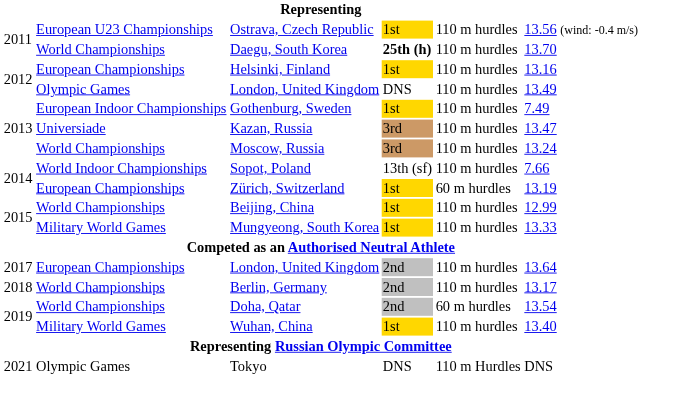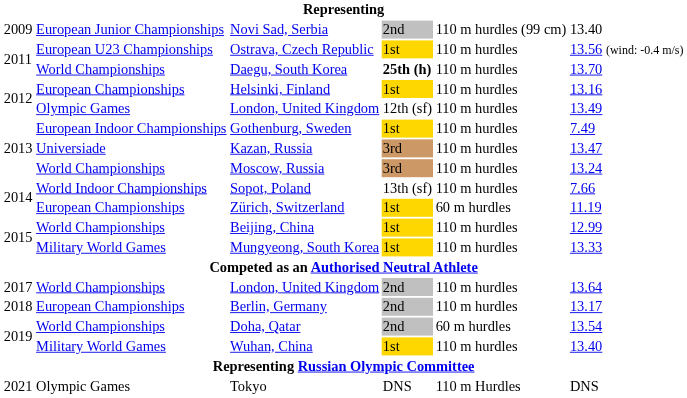+ row: (18, 29)
(397, 89) DNS -> (407, 108) 12th (sf)
(541, 188) 13.19 -> (586, 207) 11.19
(110, 267) European Championships -> (101, 287) World Championships
(101, 287) World Championships -> (110, 306) European Championships
